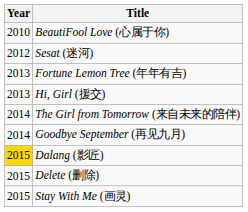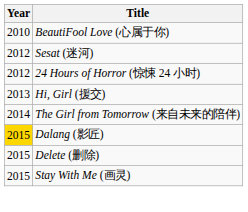+ row: (118, 73)
- row: (111, 73)
- row: (110, 134)
